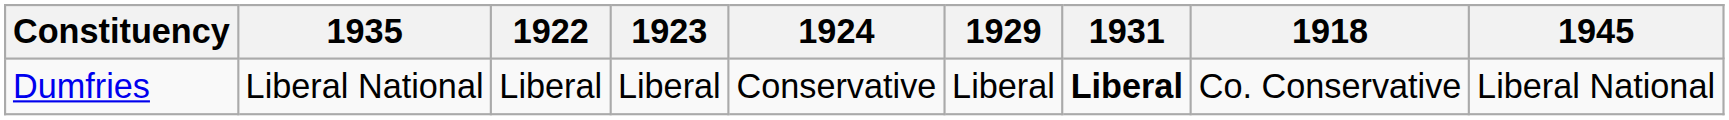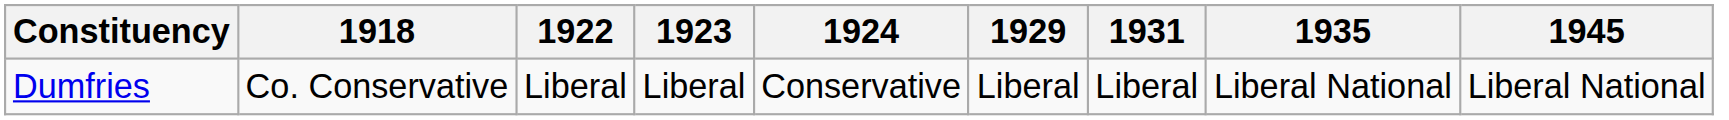columns swapped: (1330, 31) <-> (365, 31)
(1127, 85) bold -> (1147, 85) normal
